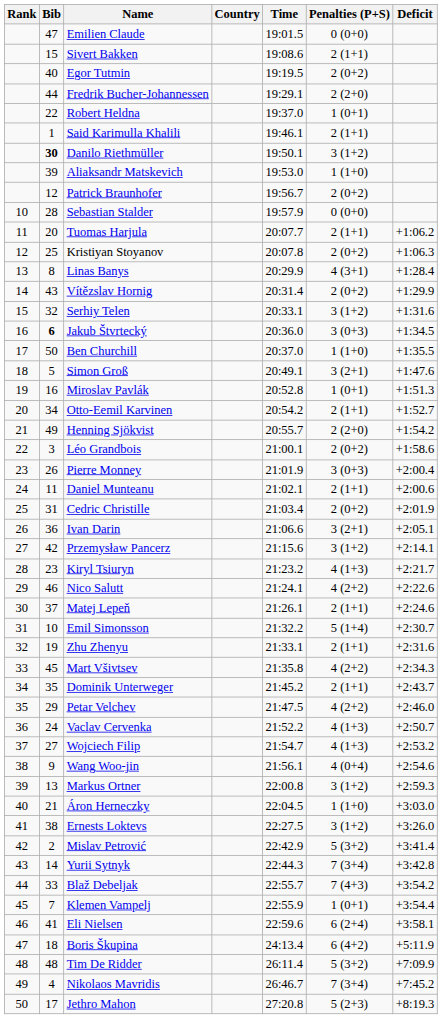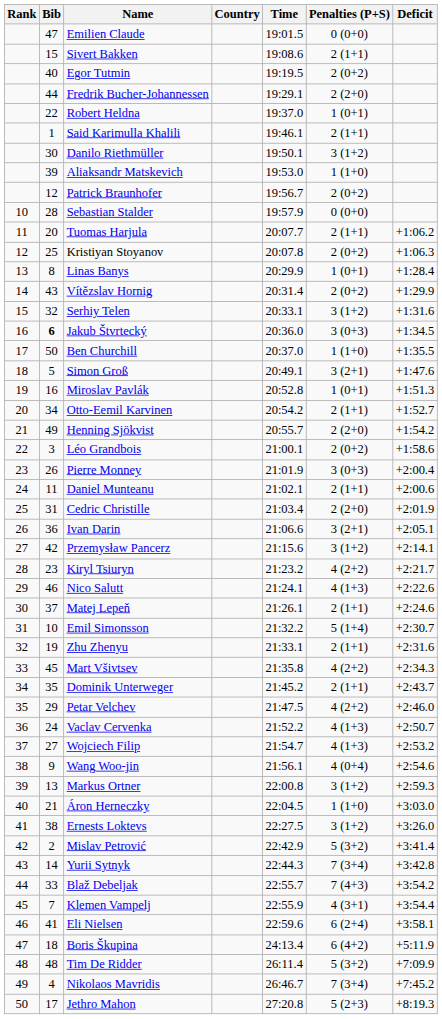(52, 152) bold -> (52, 152) normal
(349, 271) 4 (3+1) -> (349, 271) 1 (0+1)
(349, 509) 2 (0+2) -> (349, 509) 2 (2+0)
(349, 568) 4 (1+3) -> (349, 568) 4 (2+2)
(349, 588) 4 (2+2) -> (349, 588) 4 (1+3)
(349, 905) 1 (0+1) -> (349, 905) 4 (3+1)
